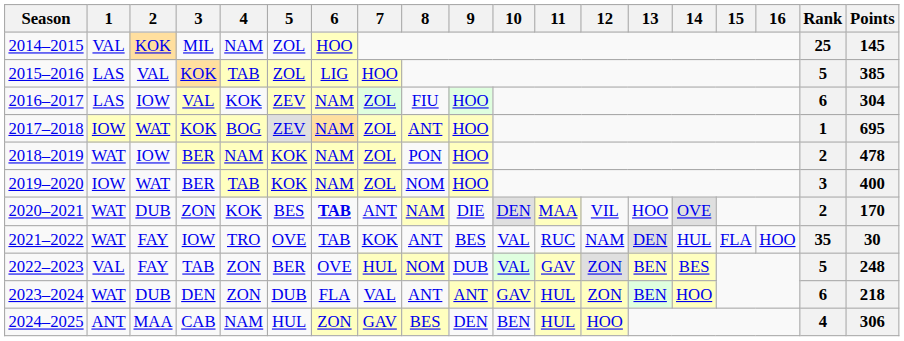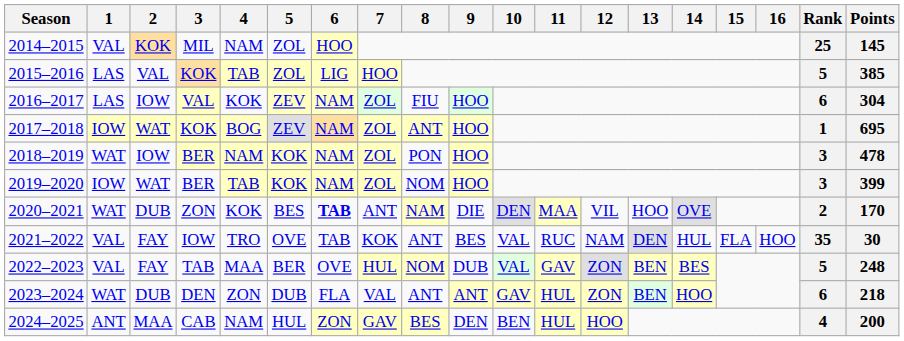(823, 156) 2 -> (823, 156) 3
(872, 183) 400 -> (872, 183) 399
(109, 239) WAT -> (109, 239) VAL
(244, 266) ZON -> (244, 266) MAA
(872, 321) 306 -> (872, 321) 200
